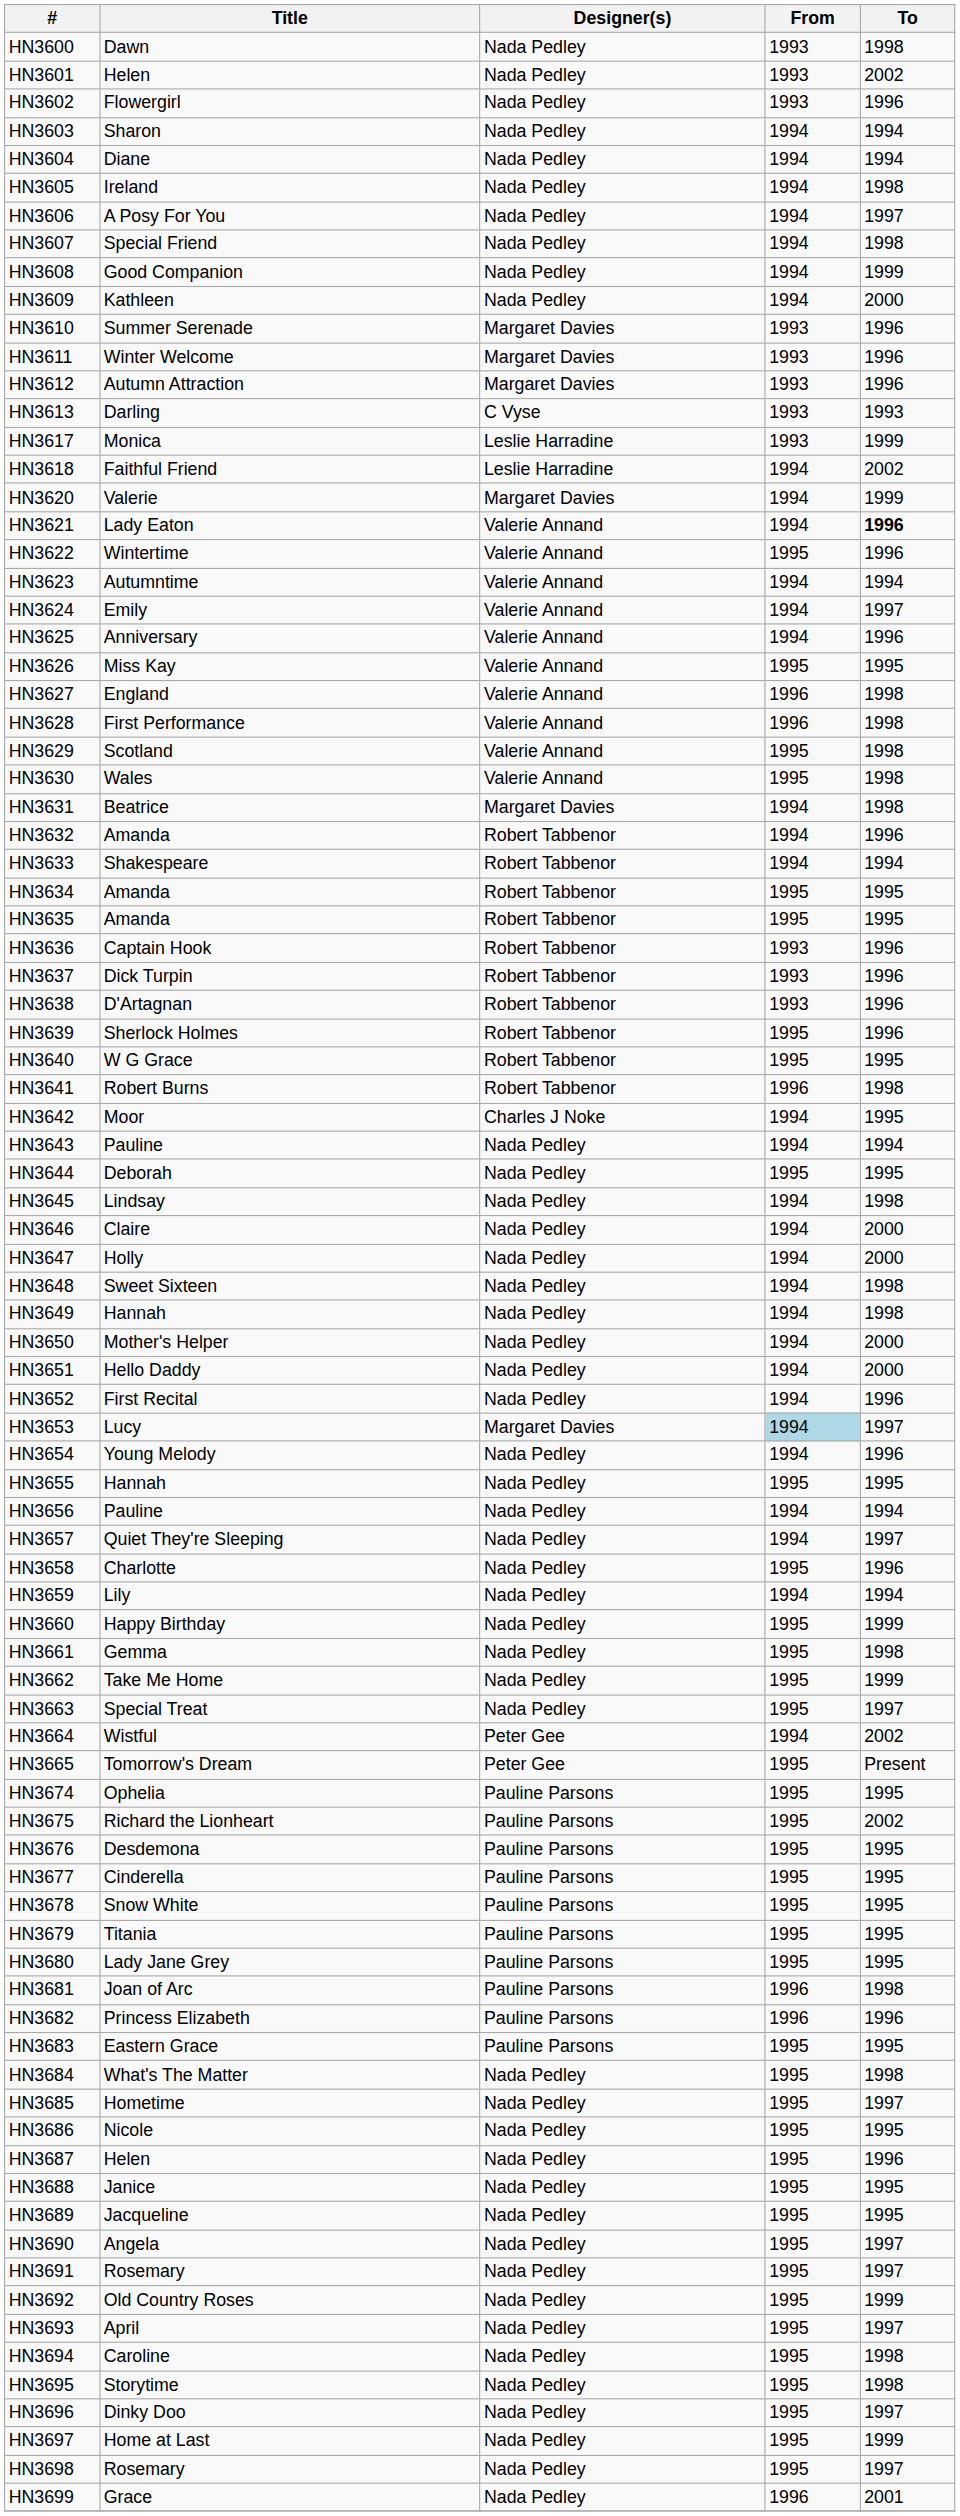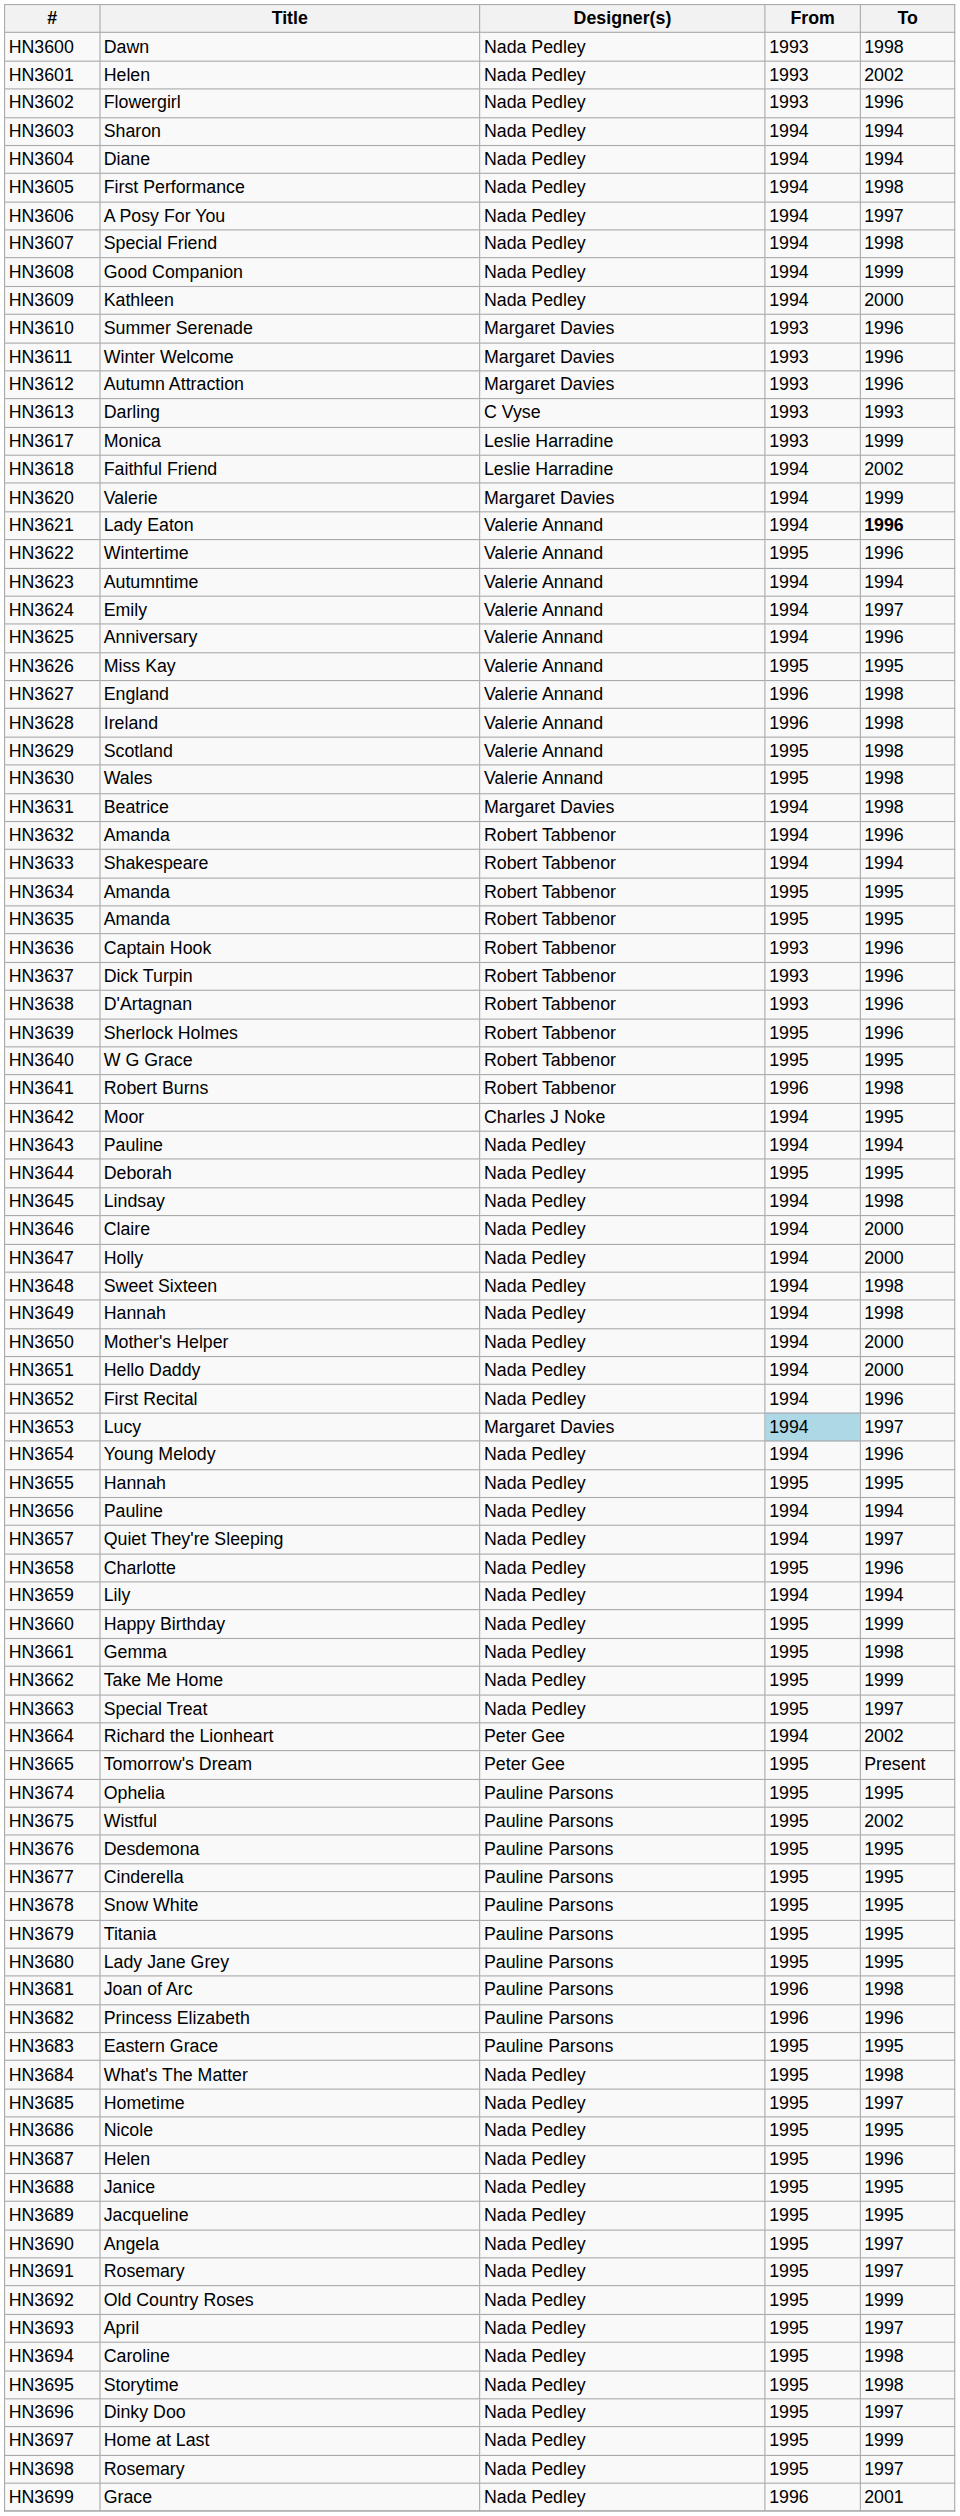(131, 187) Ireland -> (174, 187) First Performance
(174, 722) First Performance -> (131, 722) Ireland
(130, 1736) Wistful -> (189, 1736) Richard the Lionheart
(189, 1821) Richard the Lionheart -> (130, 1821) Wistful
